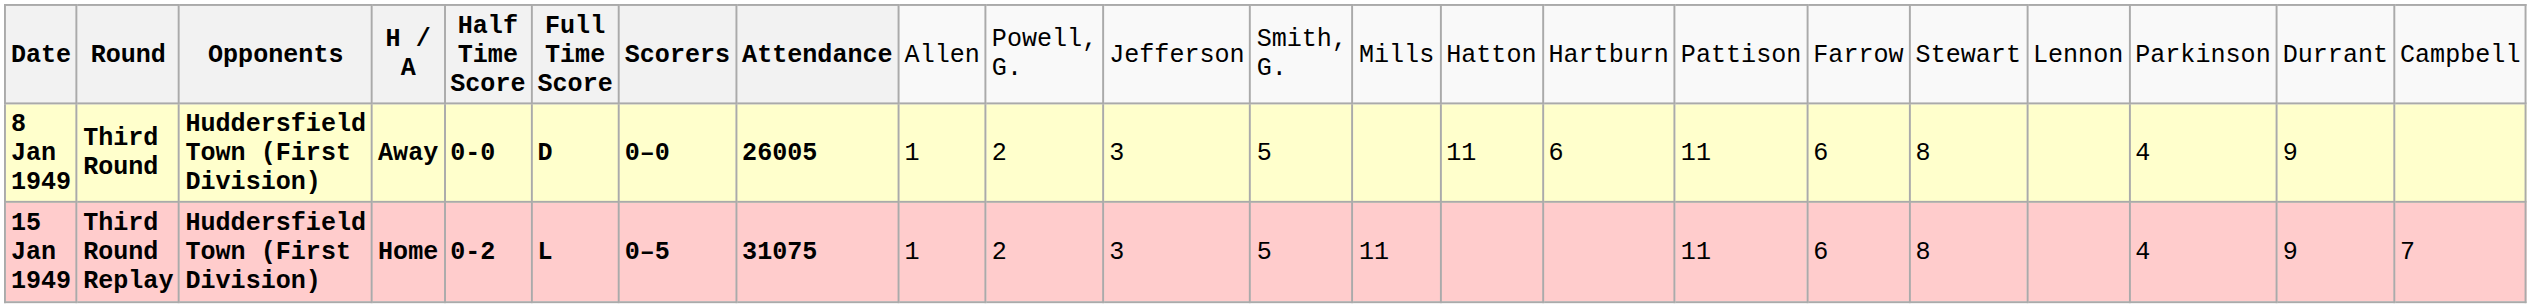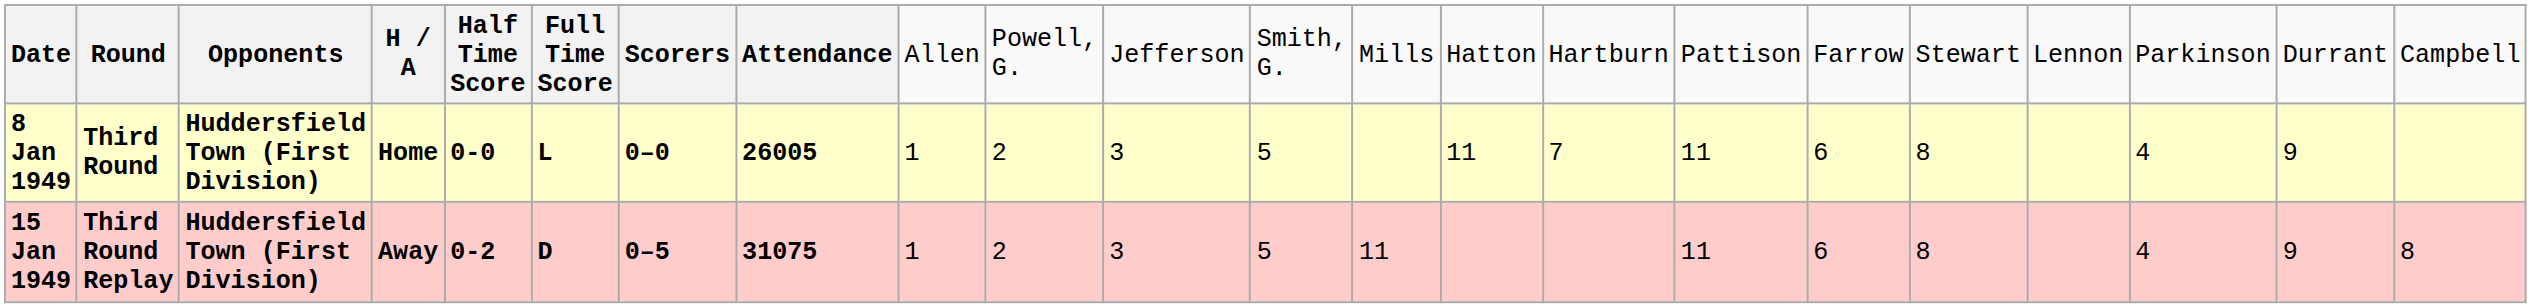(408, 153) Away -> (408, 153) Home
(545, 153) D -> (545, 153) L
(1556, 153) 6 -> (1556, 153) 7
(408, 252) Home -> (408, 252) Away
(545, 252) L -> (545, 252) D
(2408, 252) 7 -> (2408, 252) 8
